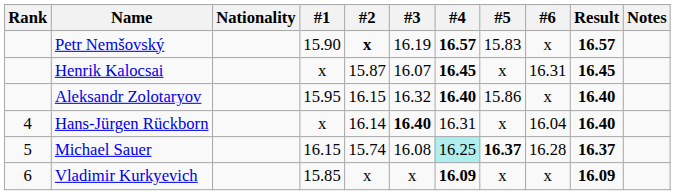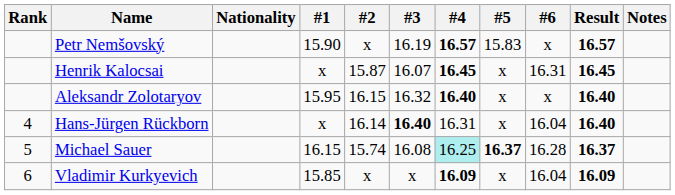(367, 44) bold -> (367, 44) normal
(502, 96) 15.86 -> (502, 96) x
(548, 176) x -> (548, 176) 16.04
